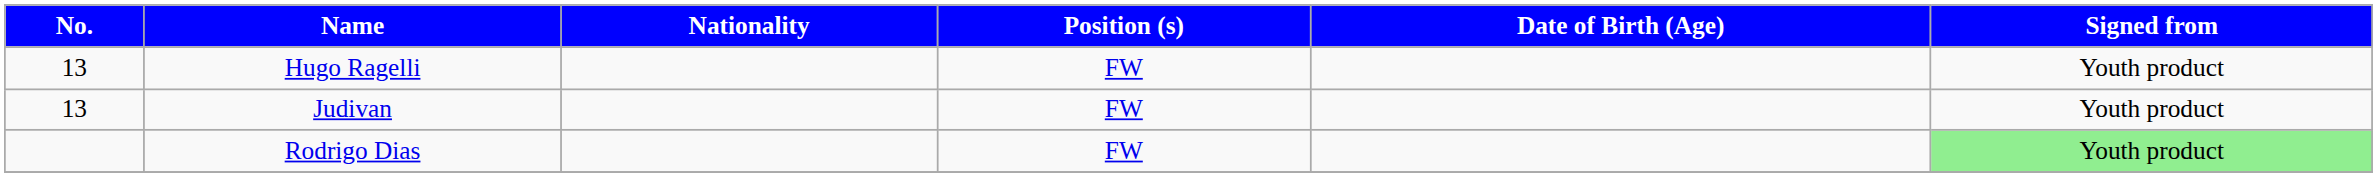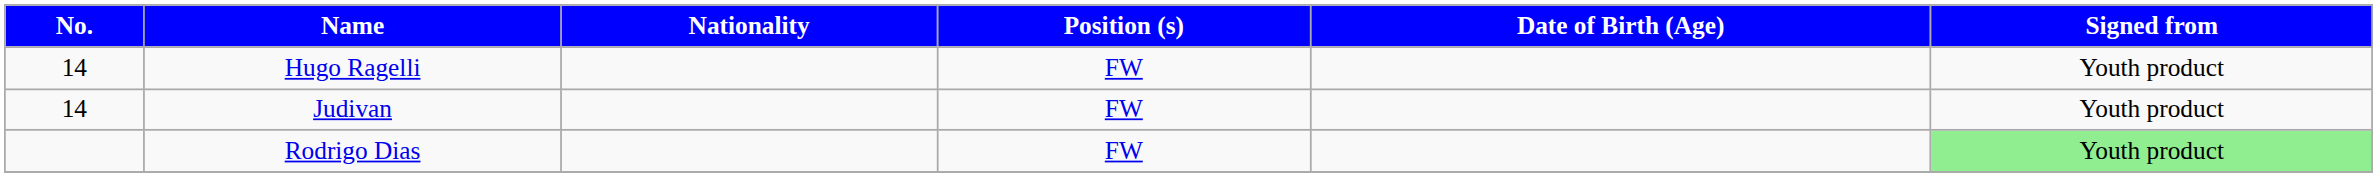(74, 67) 13 -> (74, 67) 14
(74, 109) 13 -> (74, 109) 14
